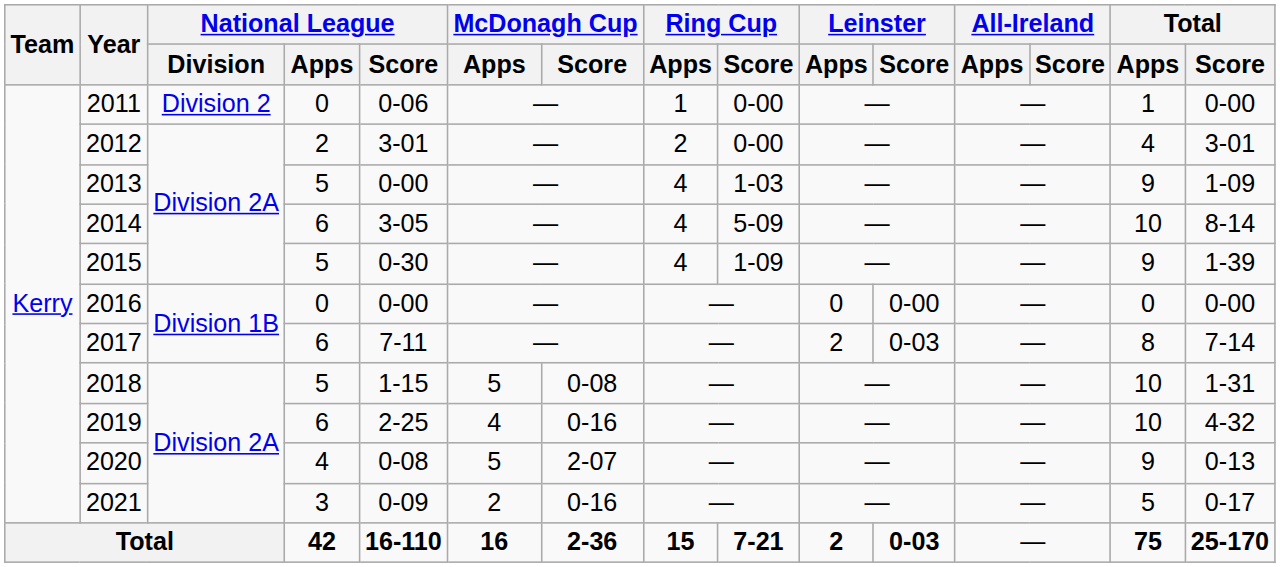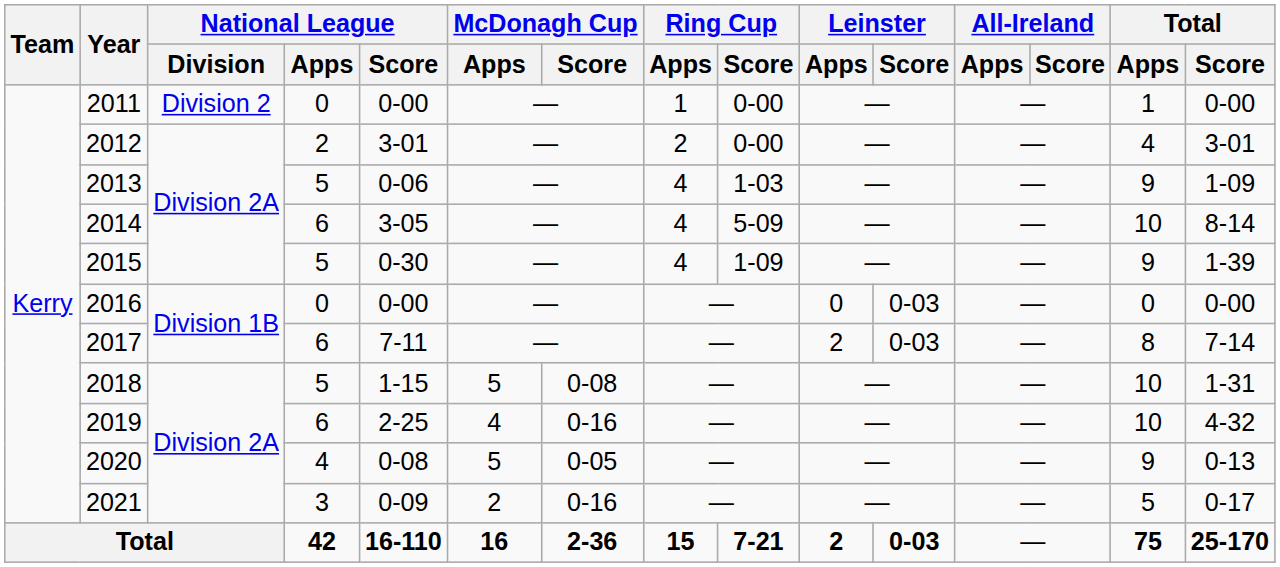(403, 104) 0-06 -> (403, 104) 0-00
(403, 183) 0-00 -> (403, 183) 0-06
(914, 303) 0-00 -> (914, 303) 0-03
(592, 462) 2-07 -> (592, 462) 0-05
